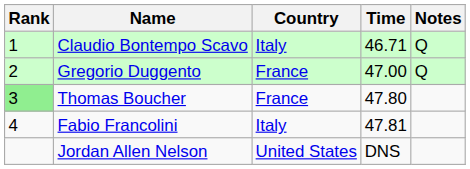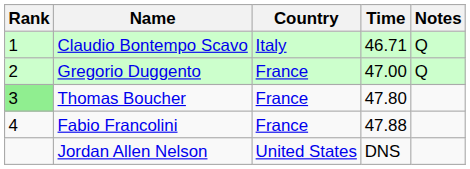(271, 125) Italy -> (282, 125) France
(386, 125) 47.81 -> (386, 125) 47.88
